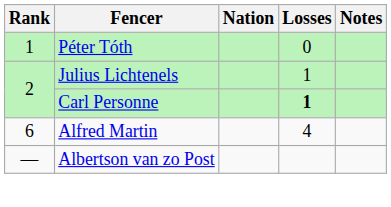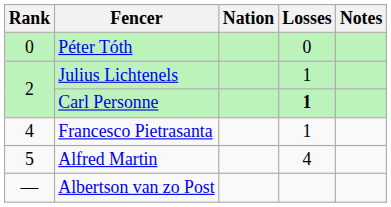(29, 46) 1 -> (29, 46) 0
+ row: (135, 131)
(29, 131) 6 -> (29, 159) 5
